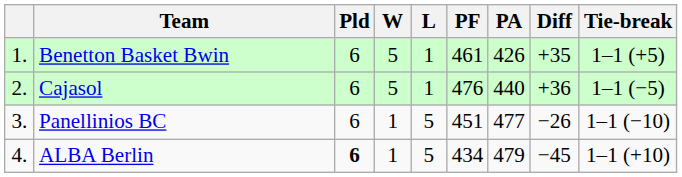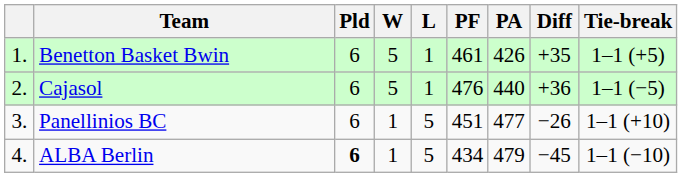(628, 121) 1–1 (−10) -> (628, 121) 1–1 (+10)
(628, 155) 1–1 (+10) -> (628, 155) 1–1 (−10)
